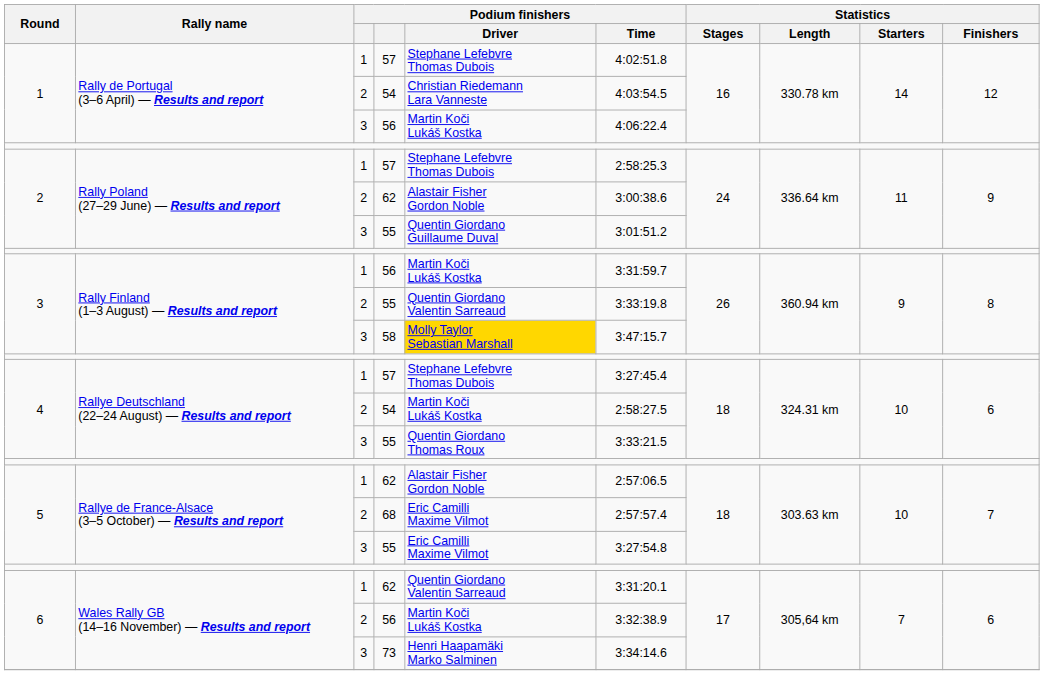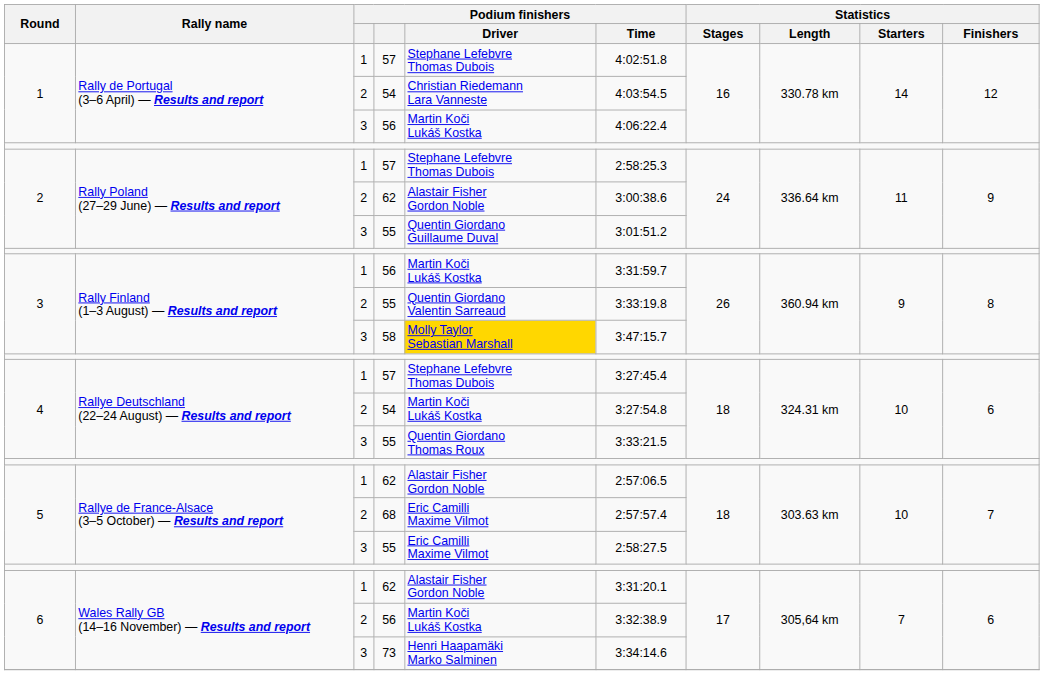(641, 409) 2:58:27.5 -> (641, 409) 3:27:54.8
(641, 547) 3:27:54.8 -> (641, 547) 2:58:27.5
(457, 586) Quentin Giordano Valentin Sarreaud -> (447, 586) Alastair Fisher Gordon Noble
